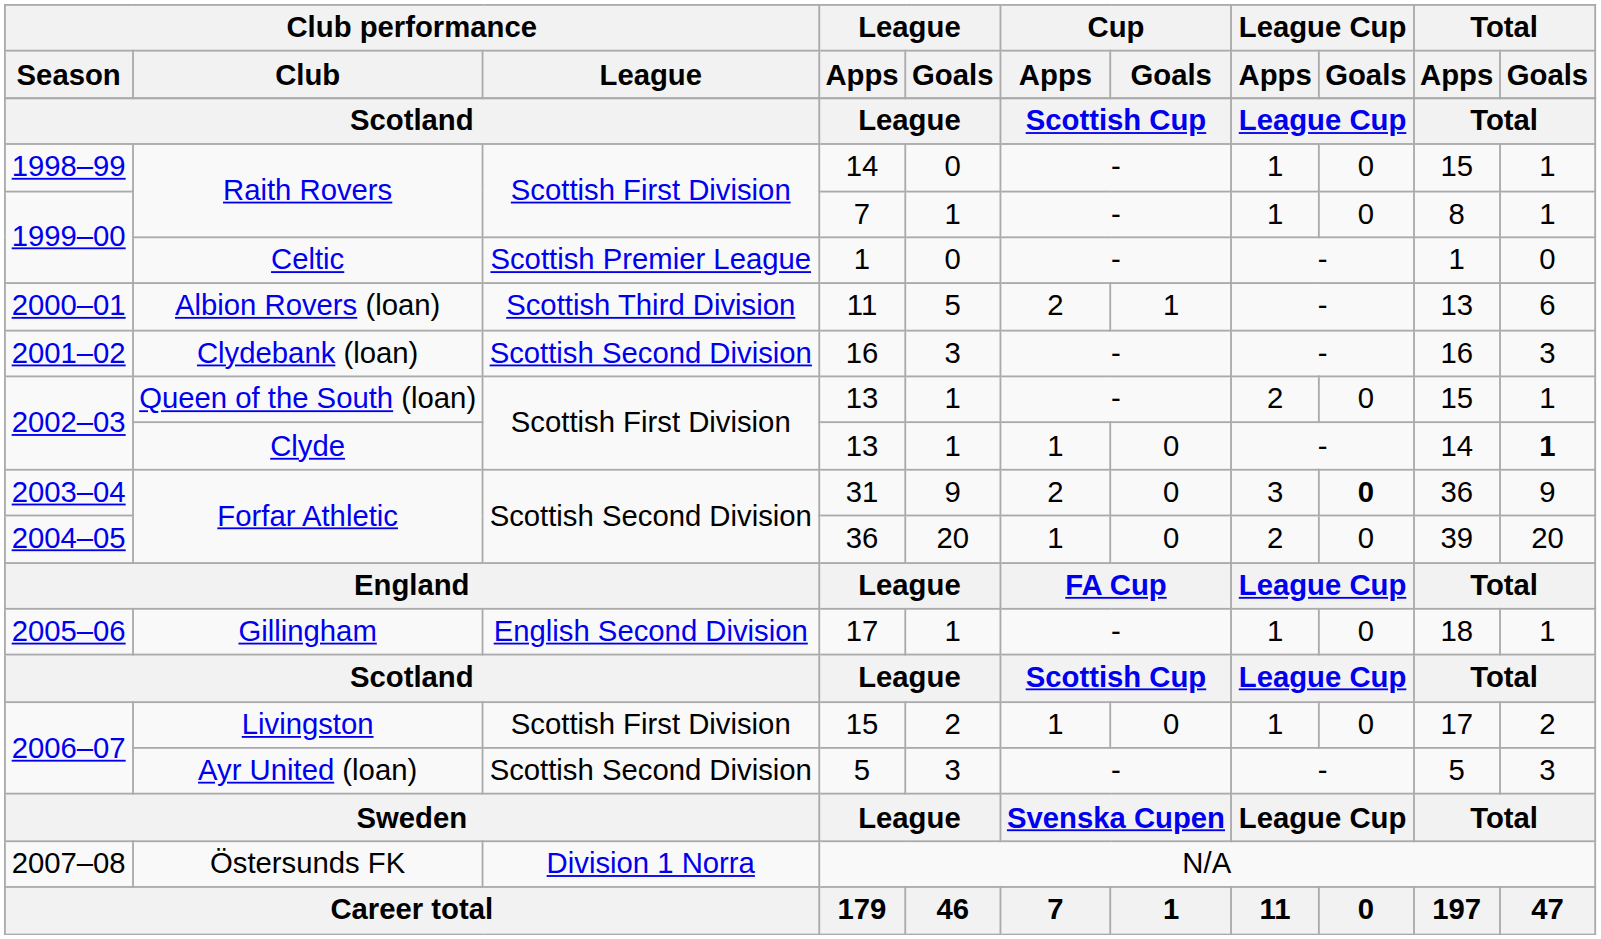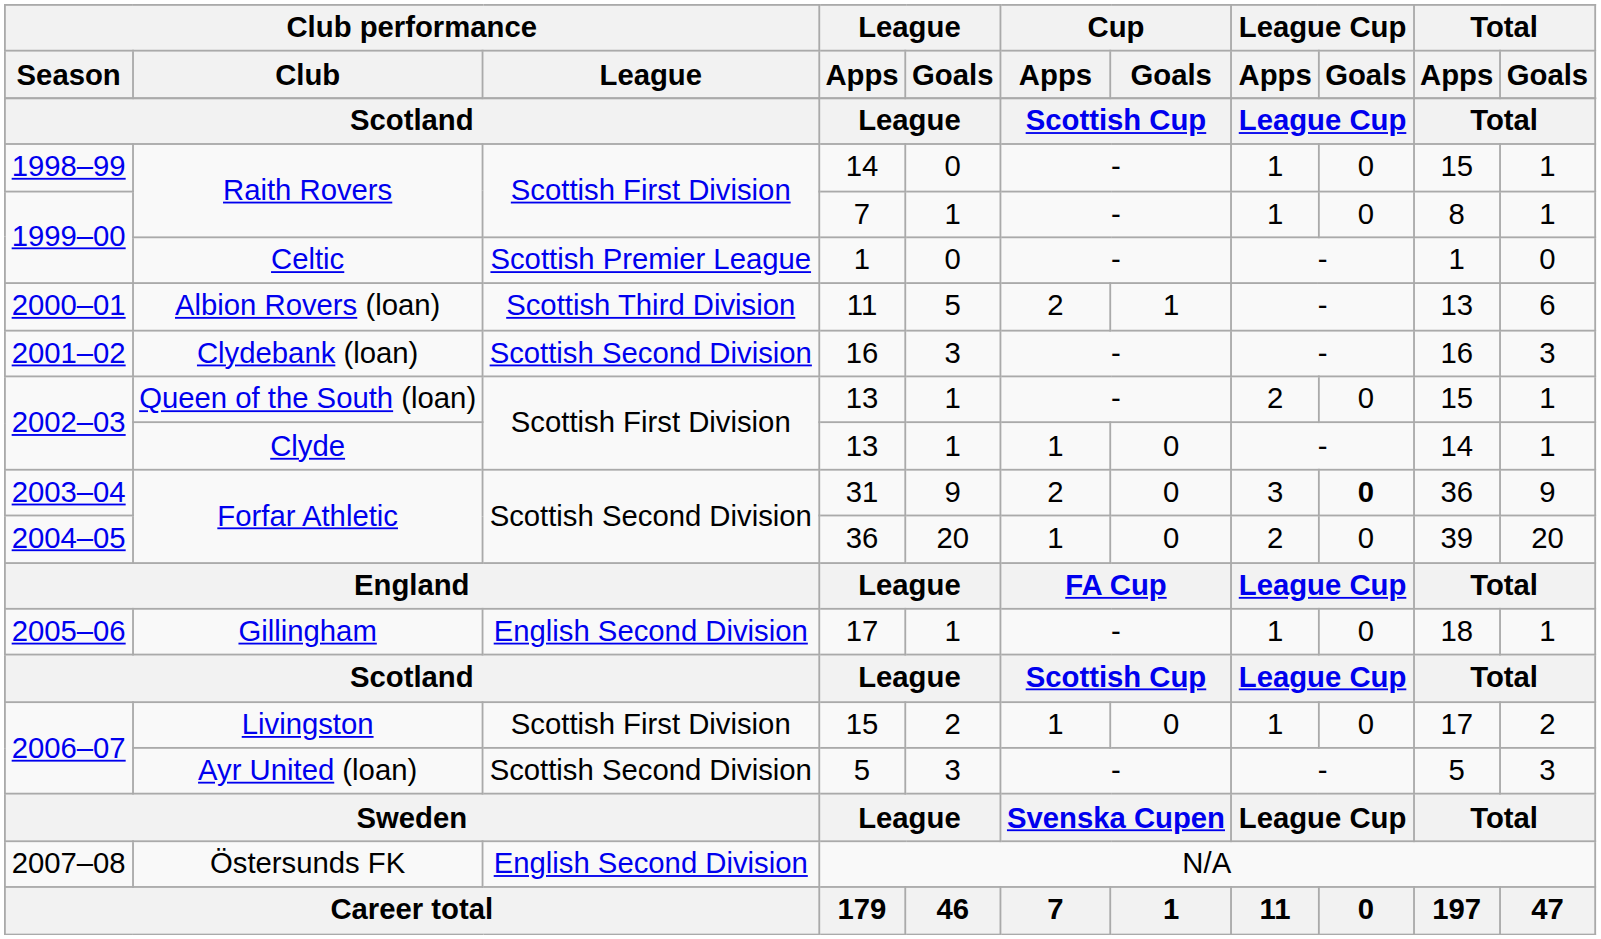(1547, 445) bold -> (1547, 445) normal
(651, 863) Division 1 Norra -> (651, 863) English Second Division
